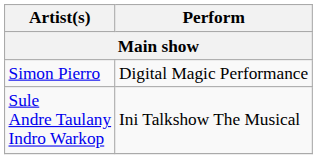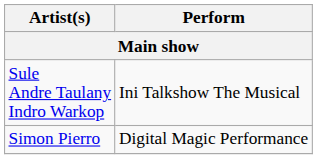rows swapped: (60, 119) <-> (54, 73)
